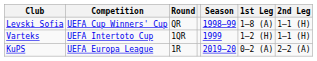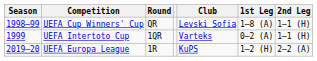columns swapped: (219, 11) <-> (35, 11)
(257, 37) 1–2 (H) -> (257, 37) 0–2 (A)
(257, 50) 0–2 (A) -> (257, 50) 1–2 (H)
